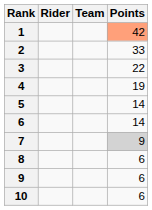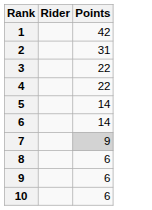- column: (90, 13)
(139, 31) lightsalmon background -> (104, 31) no background
(139, 50) 33 -> (104, 50) 31
(139, 86) 19 -> (104, 86) 22
